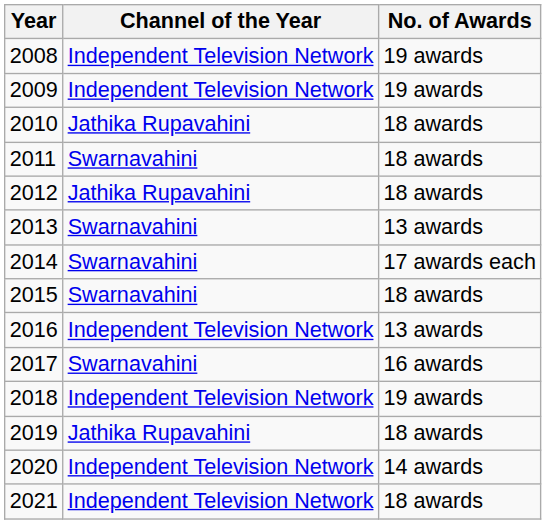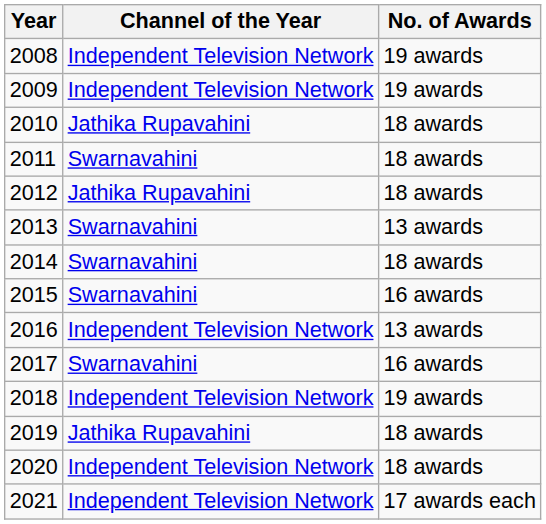(460, 261) 17 awards each -> (433, 261) 18 awards
(433, 295) 18 awards -> (433, 295) 16 awards
(433, 466) 14 awards -> (433, 466) 18 awards
(433, 501) 18 awards -> (460, 501) 17 awards each
